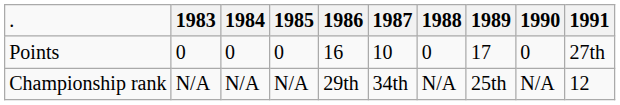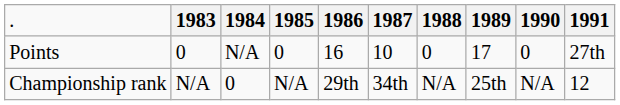(230, 52) 0 -> (242, 52) N/A
(242, 83) N/A -> (230, 83) 0
